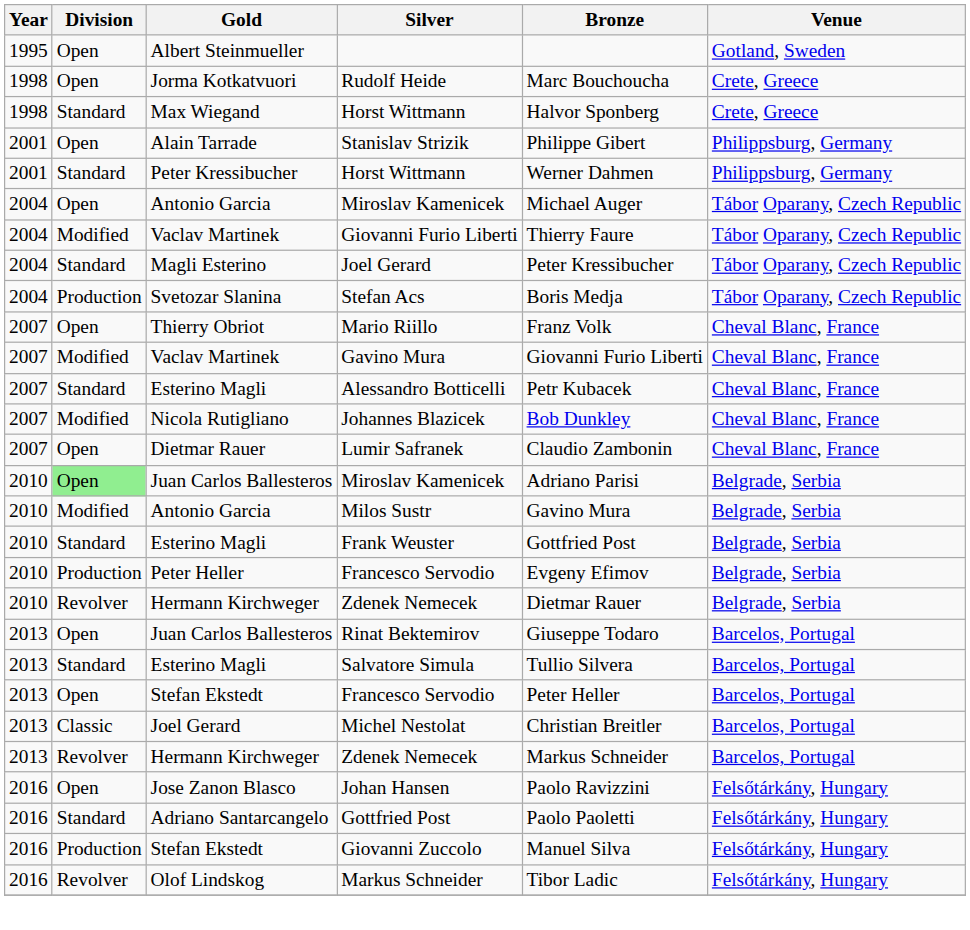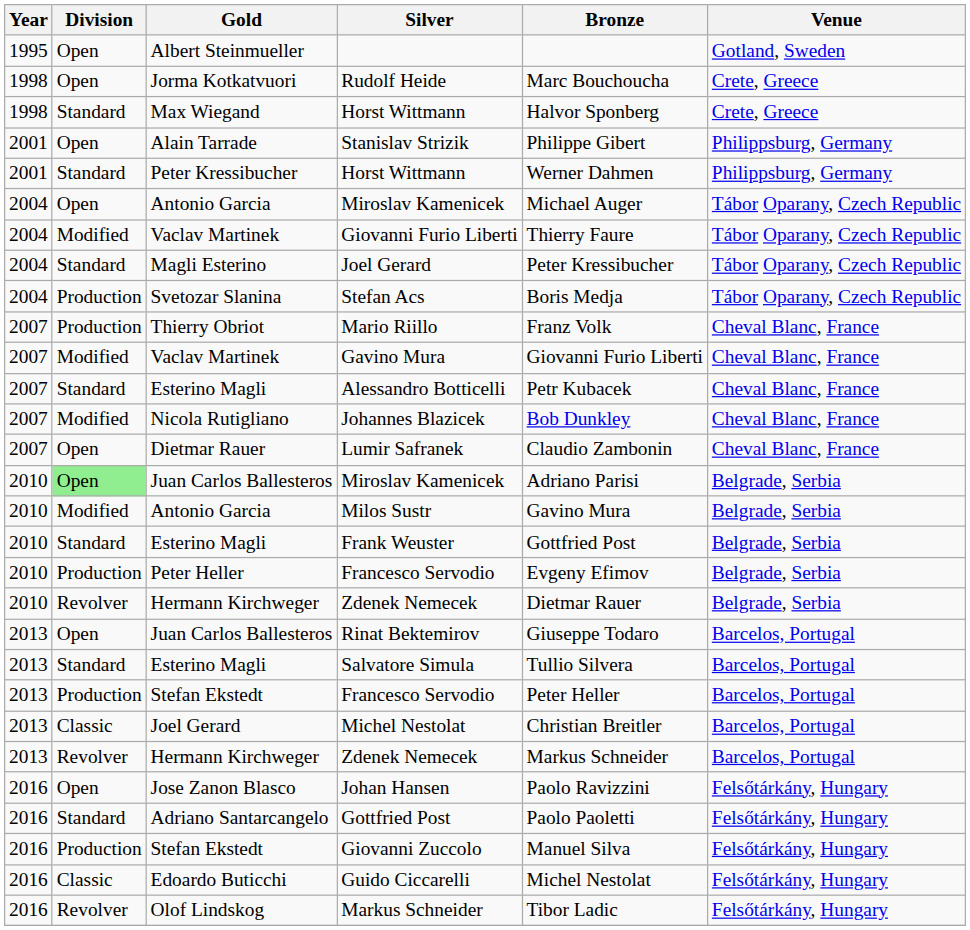(78, 326) Open -> (99, 326) Production
(78, 695) Open -> (99, 695) Production
+ row: (28, 879)
